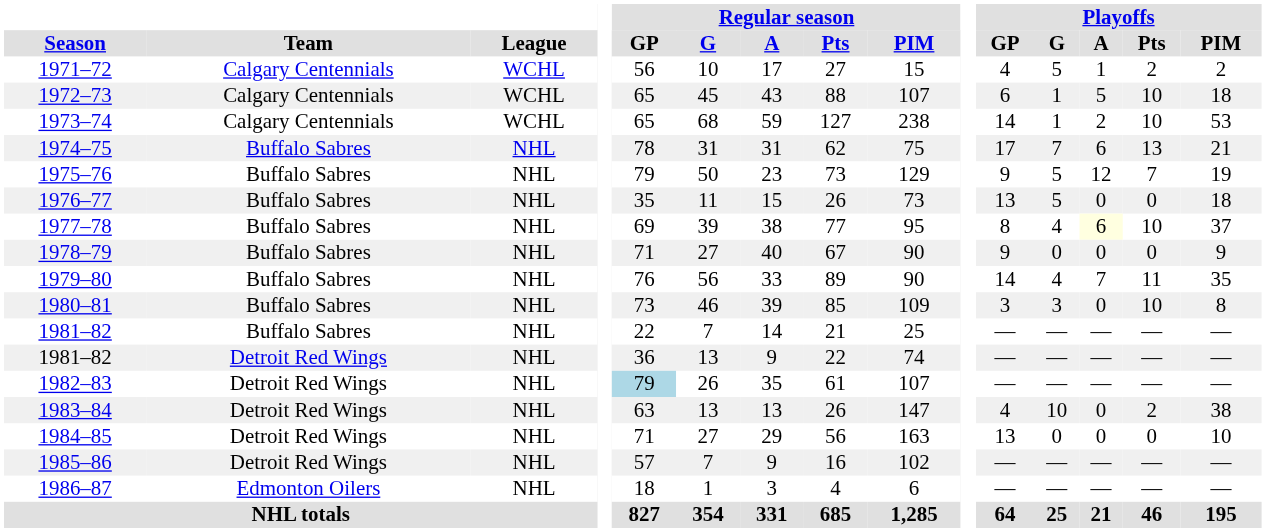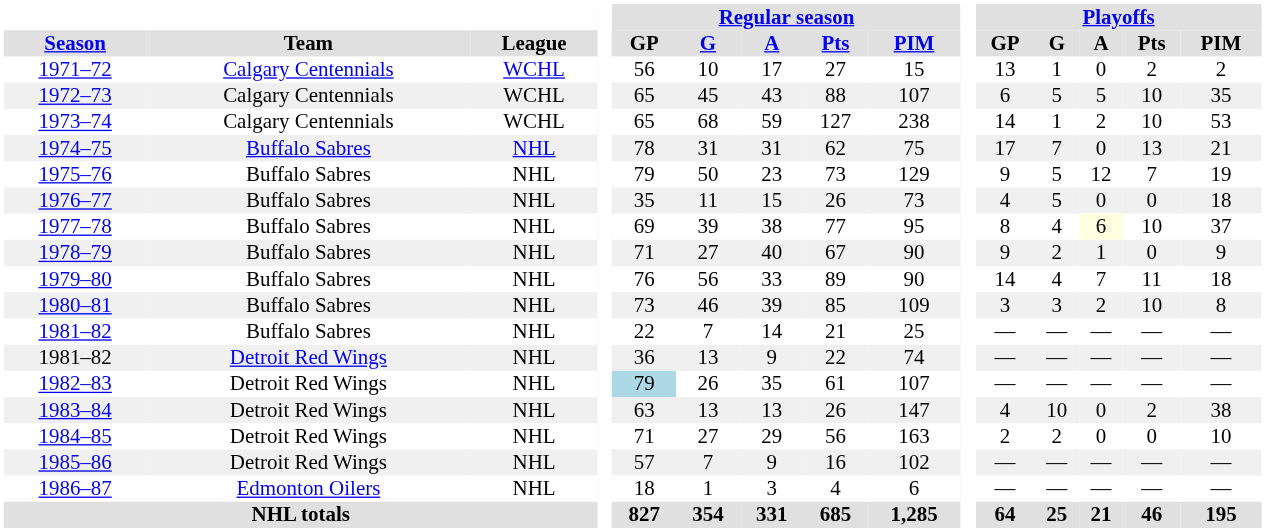(1005, 69) 4 -> (1005, 69) 13
(1057, 69) 5 -> (1057, 69) 1
(1101, 69) 1 -> (1101, 69) 0
(1057, 95) 1 -> (1057, 95) 5
(1221, 95) 18 -> (1221, 95) 35
(1101, 147) 6 -> (1101, 147) 0
(1005, 200) 13 -> (1005, 200) 4
(1057, 252) 0 -> (1057, 252) 2
(1101, 252) 0 -> (1101, 252) 1
(1221, 278) 35 -> (1221, 278) 18
(1101, 305) 0 -> (1101, 305) 2
(1005, 436) 13 -> (1005, 436) 2
(1057, 436) 0 -> (1057, 436) 2
